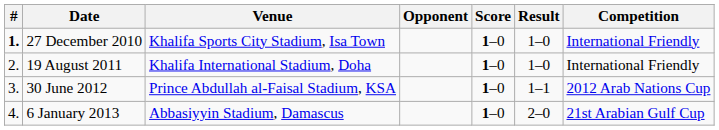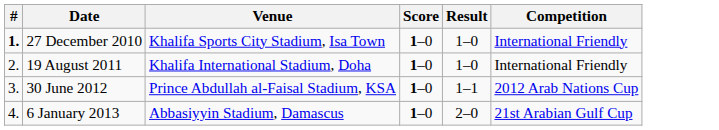- column: (436, 16)
